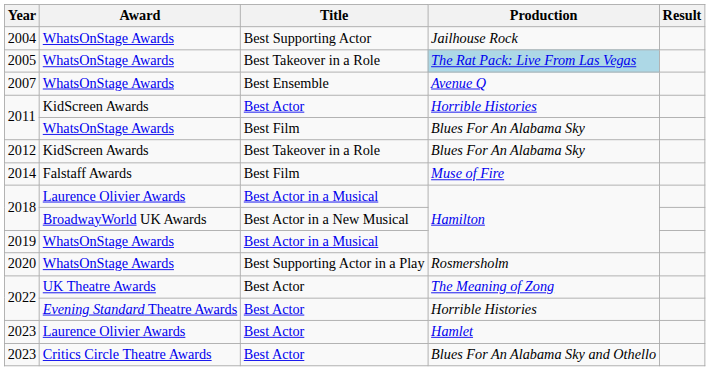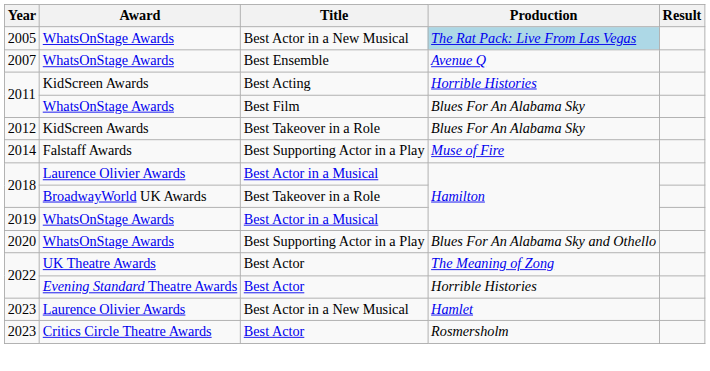- row: (22, 38)
(312, 60) Best Takeover in a Role -> (326, 38) Best Actor in a New Musical
(274, 106) Best Actor -> (277, 83) Best Acting
(272, 173) Best Film -> (334, 151) Best Supporting Actor in a Play
(326, 219) Best Actor in a New Musical -> (312, 196) Best Takeover in a Role
(470, 264) Rosmersholm -> (544, 241) Blues For An Alabama Sky and Othello
(274, 331) Best Actor -> (326, 309) Best Actor in a New Musical
(544, 354) Blues For An Alabama Sky and Othello -> (470, 331) Rosmersholm
